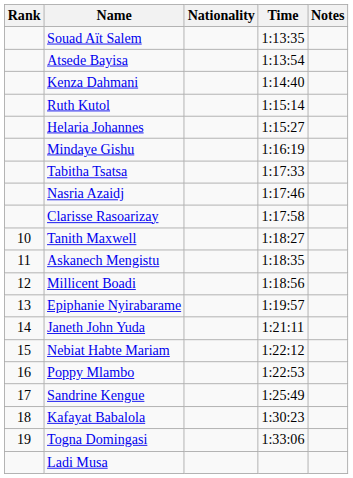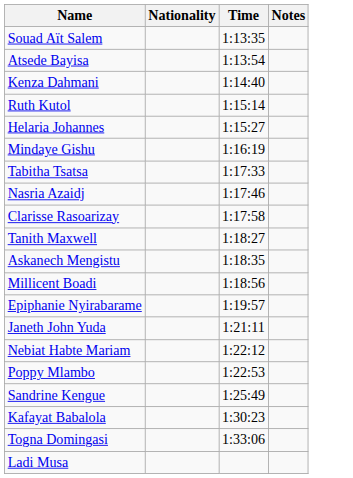- column: (24, 15)
